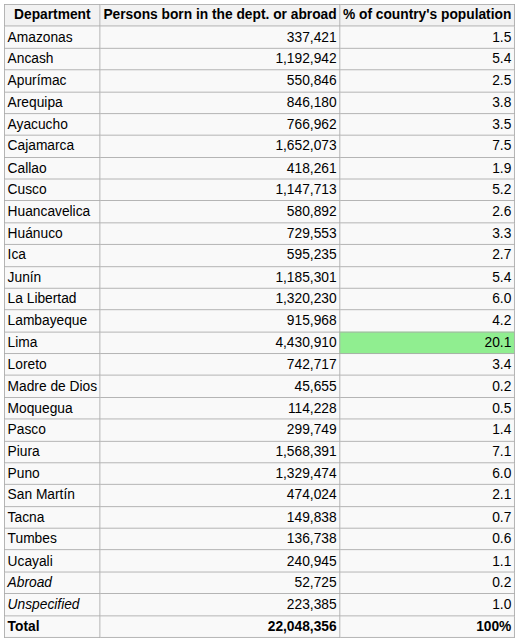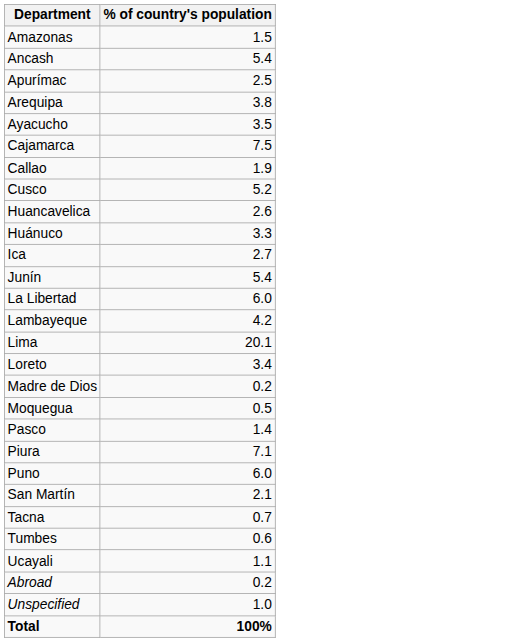- column: (220, 15)
(498, 342) lightgreen background -> (258, 342) no background
